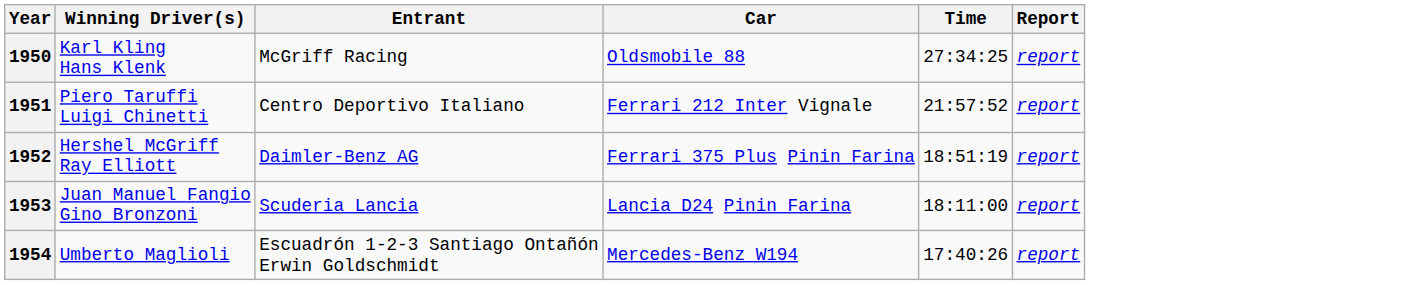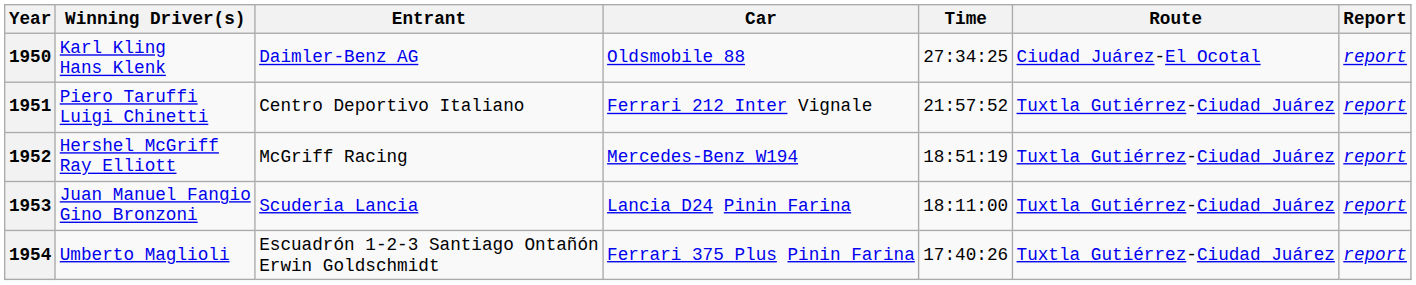+ column: (1176, 19)
(333, 58) McGriff Racing -> (339, 58) Daimler-Benz AG
(339, 157) Daimler-Benz AG -> (333, 157) McGriff Racing
(761, 157) Ferrari 375 Plus Pinin Farina -> (703, 157) Mercedes-Benz W194
(703, 255) Mercedes-Benz W194 -> (761, 255) Ferrari 375 Plus Pinin Farina
